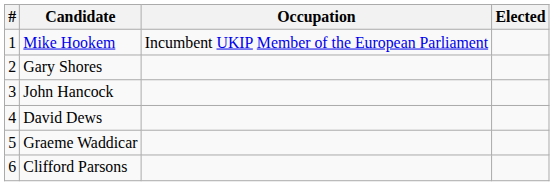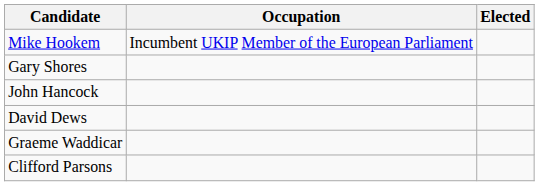- column: (12, 17)
